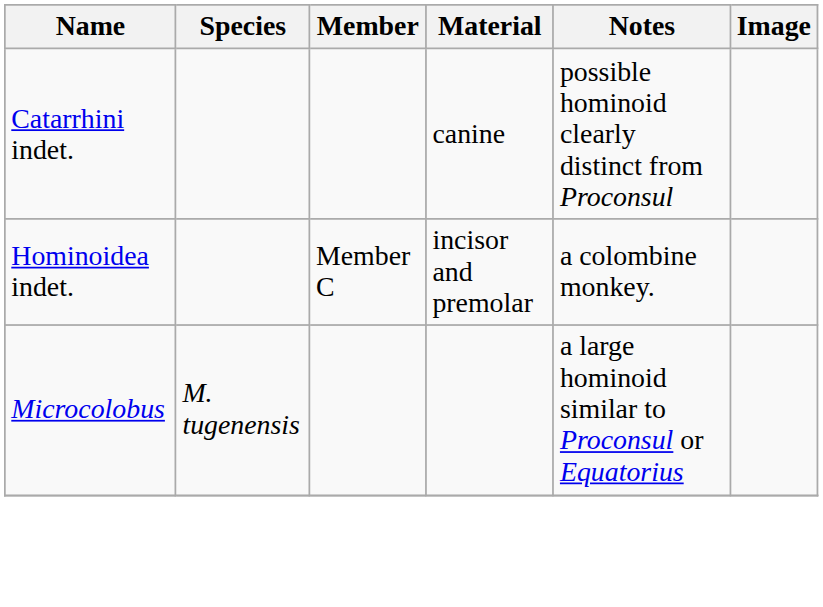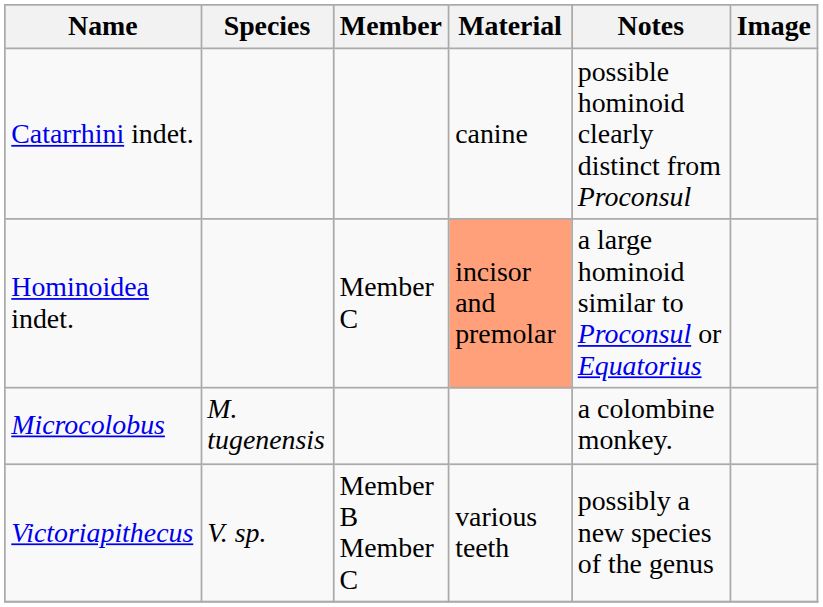(483, 271) no background -> (505, 302) lightsalmon background
(628, 271) a colombine monkey. -> (650, 302) a large hominoid similar to Proconsul or Equatorius
(632, 409) a large hominoid similar to Proconsul or Equatorius -> (646, 425) a colombine monkey.
+ row: (102, 532)
